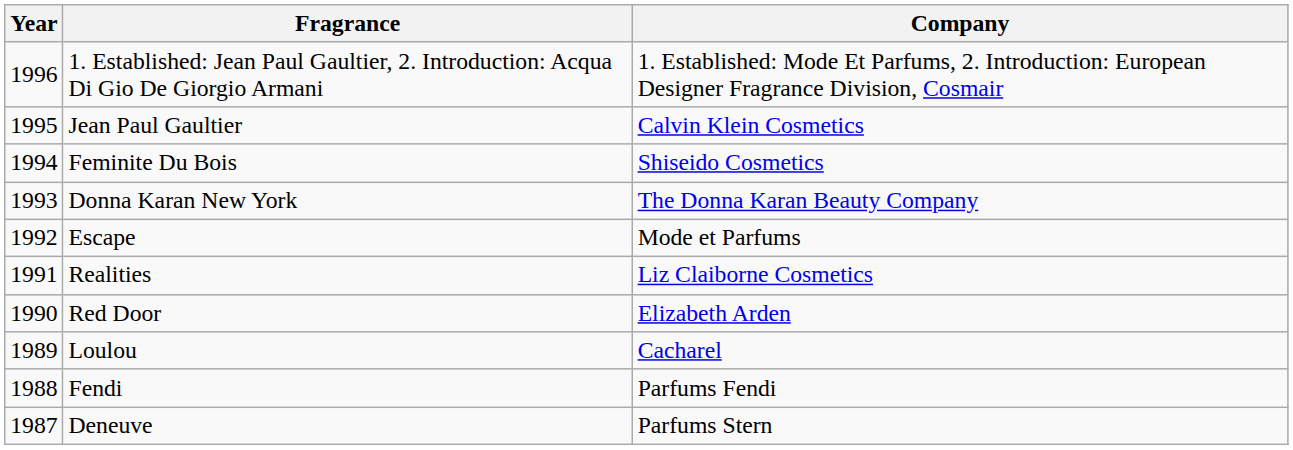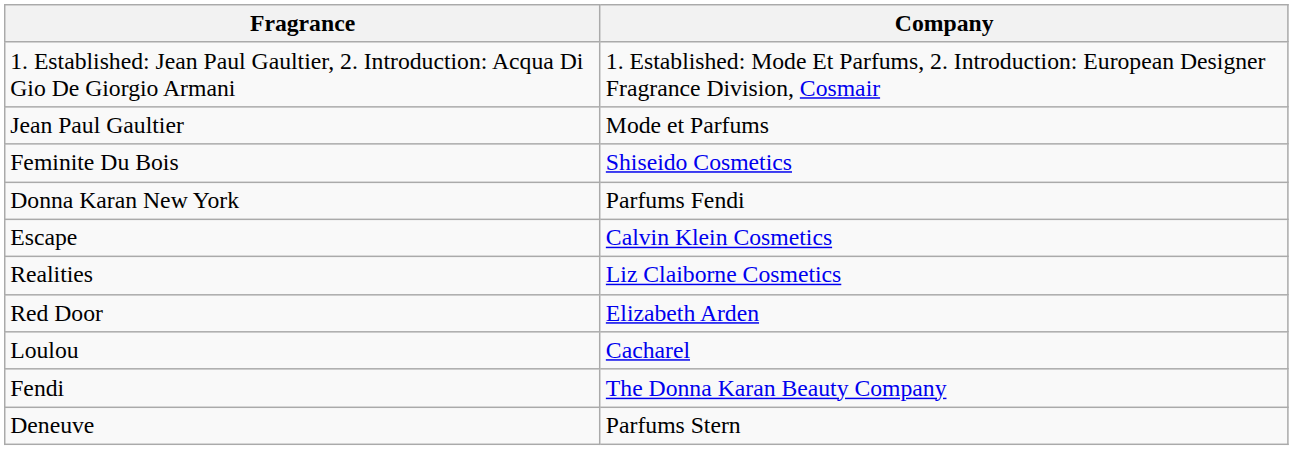- column: (34, 23)
(751, 125) Calvin Klein Cosmetics -> (687, 125) Mode et Parfums
(808, 200) The Donna Karan Beauty Company -> (675, 200) Parfums Fendi
(719, 237) Mode et Parfums -> (719, 237) Calvin Klein Cosmetics
(707, 387) Parfums Fendi -> (776, 387) The Donna Karan Beauty Company
